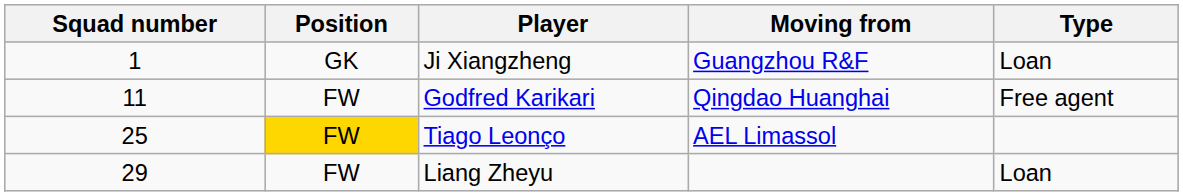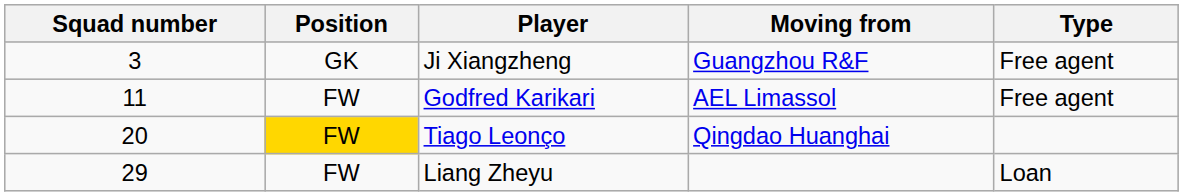(135, 61) 1 -> (135, 61) 3
(1026, 61) Loan -> (1057, 61) Free agent
(791, 98) Qingdao Huanghai -> (765, 98) AEL Limassol
(135, 136) 25 -> (135, 136) 20
(765, 136) AEL Limassol -> (791, 136) Qingdao Huanghai
